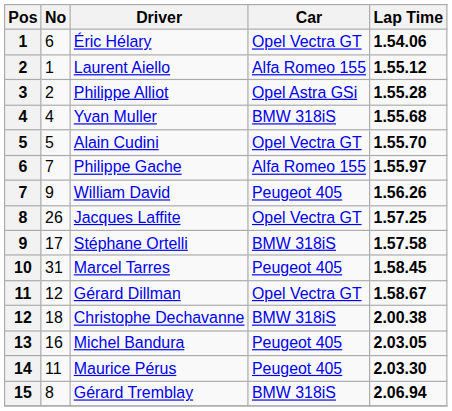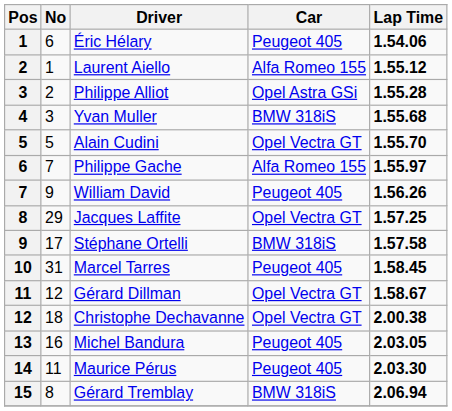(307, 42) Opel Vectra GT -> (297, 42) Peugeot 405
(49, 117) 4 -> (49, 117) 3
(54, 217) 26 -> (54, 217) 29
(294, 318) BMW 318iS -> (307, 318) Opel Vectra GT
